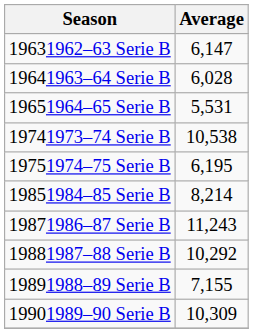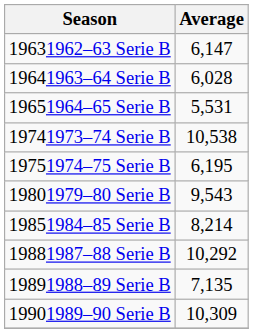+ row: (90, 195)
- row: (90, 225)
(212, 284) 7,155 -> (212, 284) 7,135
